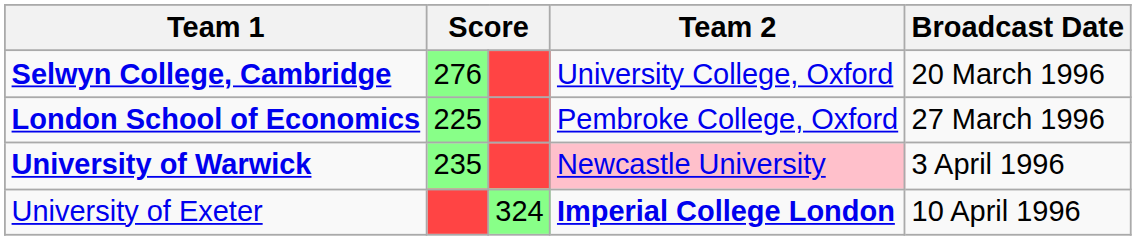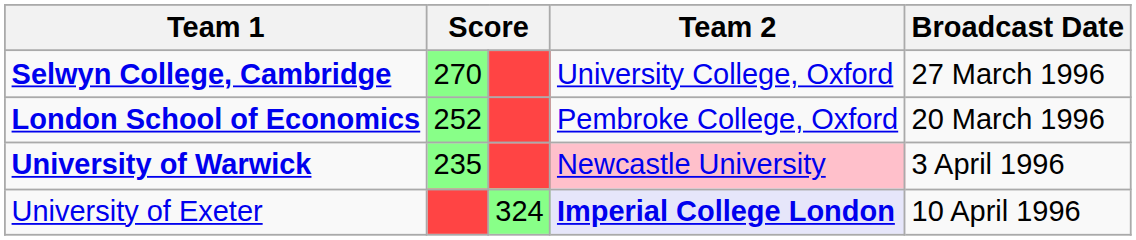(458, 73) 276 -> (458, 73) 270
(1008, 73) 20 March 1996 -> (1008, 73) 27 March 1996
(458, 119) 225 -> (458, 119) 252
(1008, 119) 27 March 1996 -> (1008, 119) 20 March 1996
(726, 211) no background -> (726, 211) lavender background
